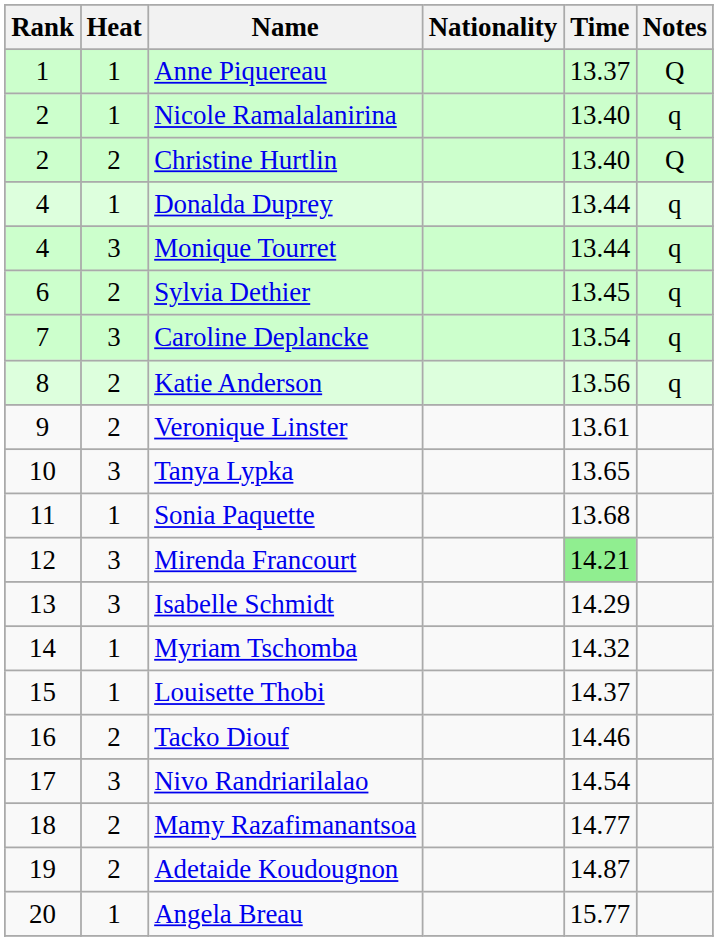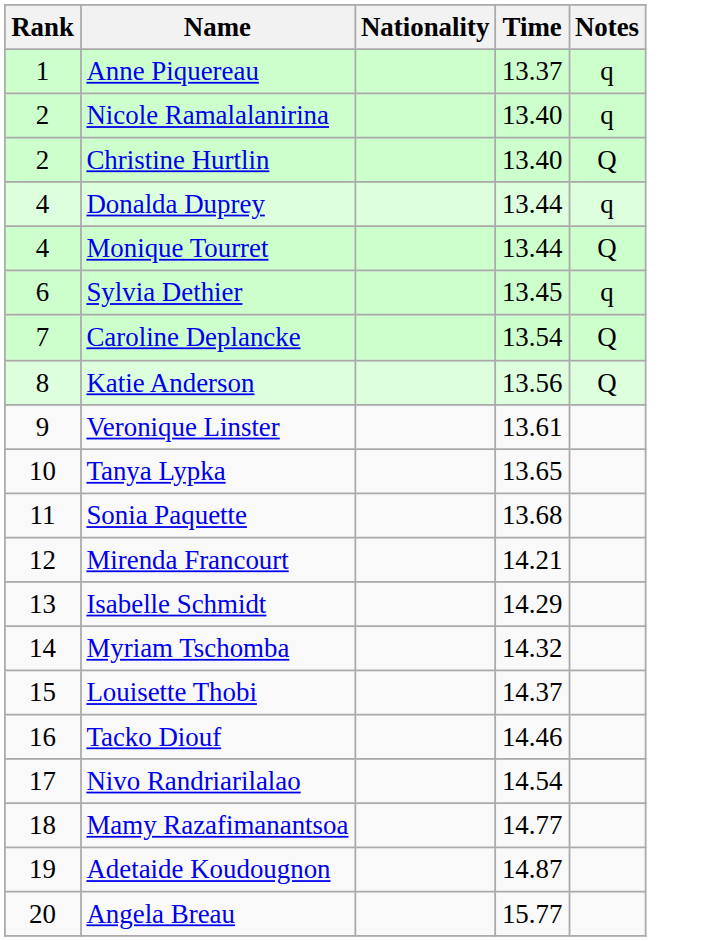- column: (114, 26)
(675, 71) Q -> (607, 71) q
(675, 248) q -> (607, 248) Q
(675, 337) q -> (607, 337) Q
(675, 381) q -> (607, 381) Q
(600, 559) lightgreen background -> (532, 559) no background
